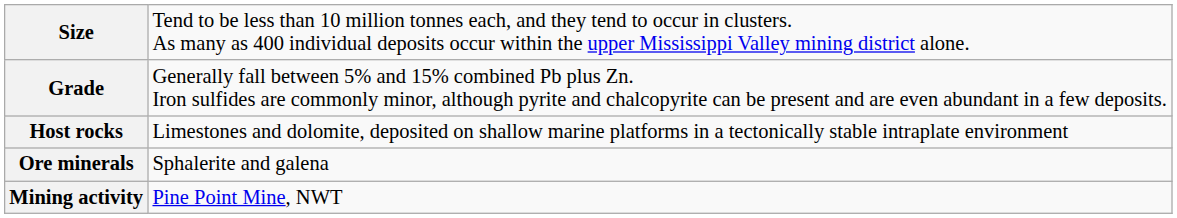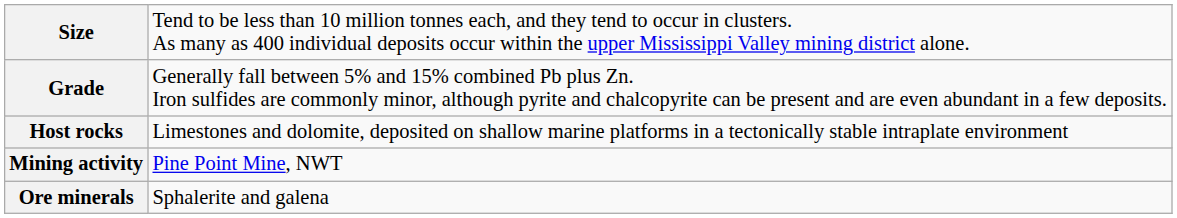rows swapped: (76, 164) <-> (76, 196)
